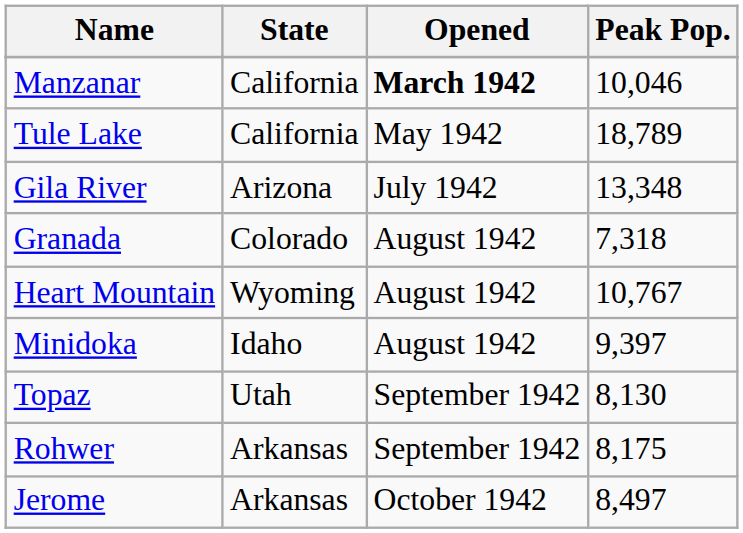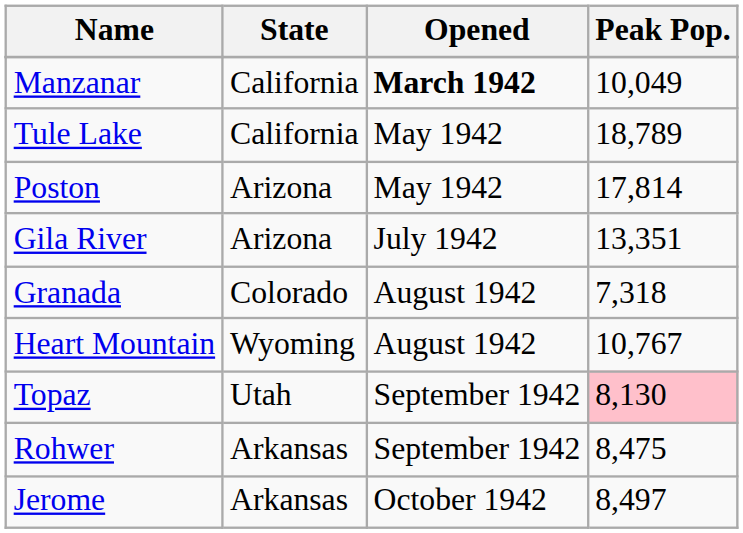(639, 82) 10,046 -> (639, 82) 10,049
+ row: (57, 187)
(639, 187) 13,348 -> (639, 239) 13,351
- row: (75, 343)
(631, 396) no background -> (631, 396) pink background
(631, 448) 8,175 -> (631, 448) 8,475
